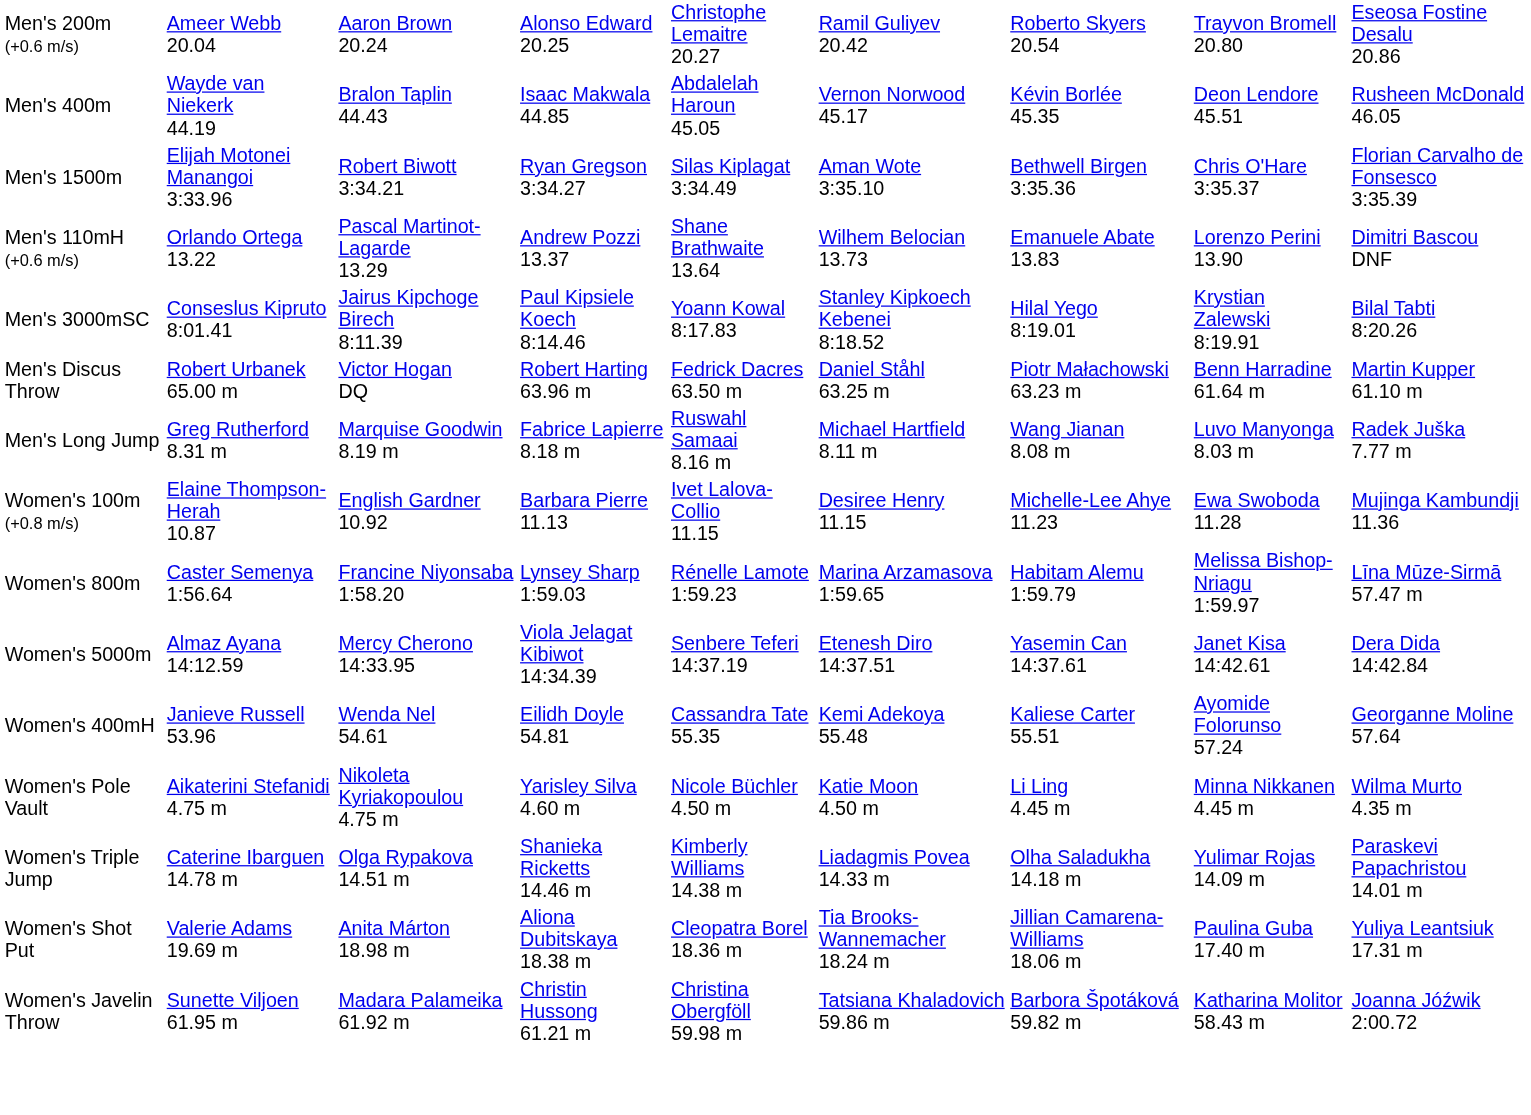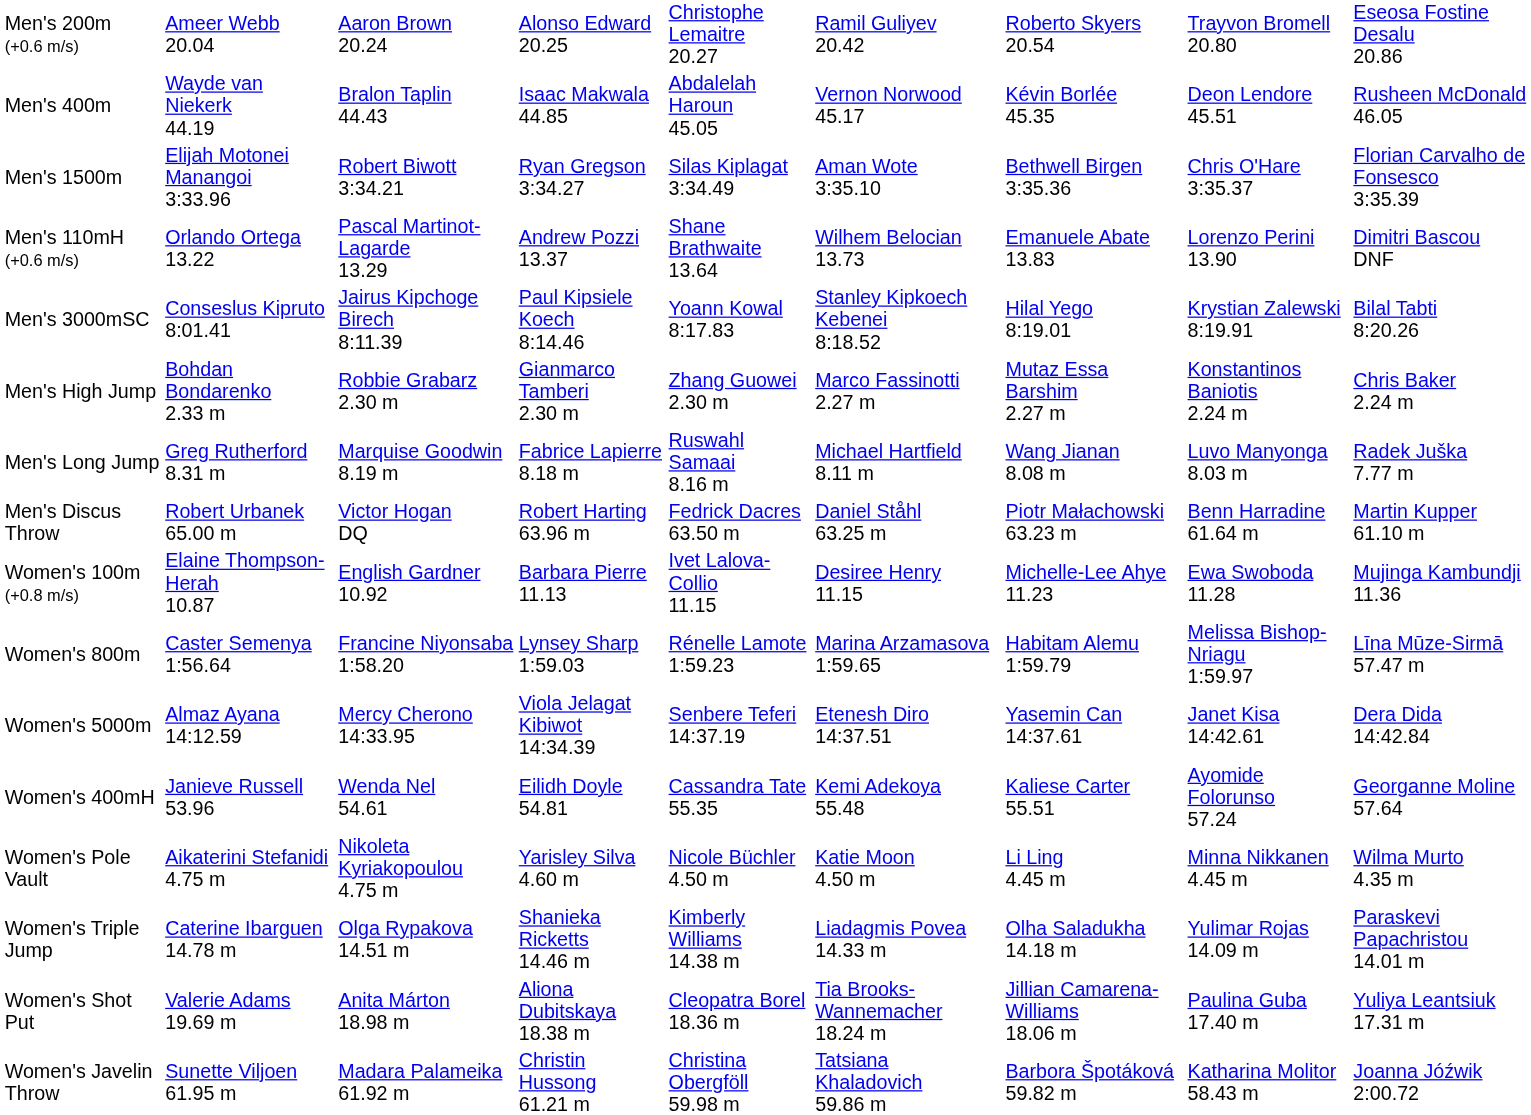+ row: (80, 391)
rows swapped: (82, 440) <-> (63, 380)
